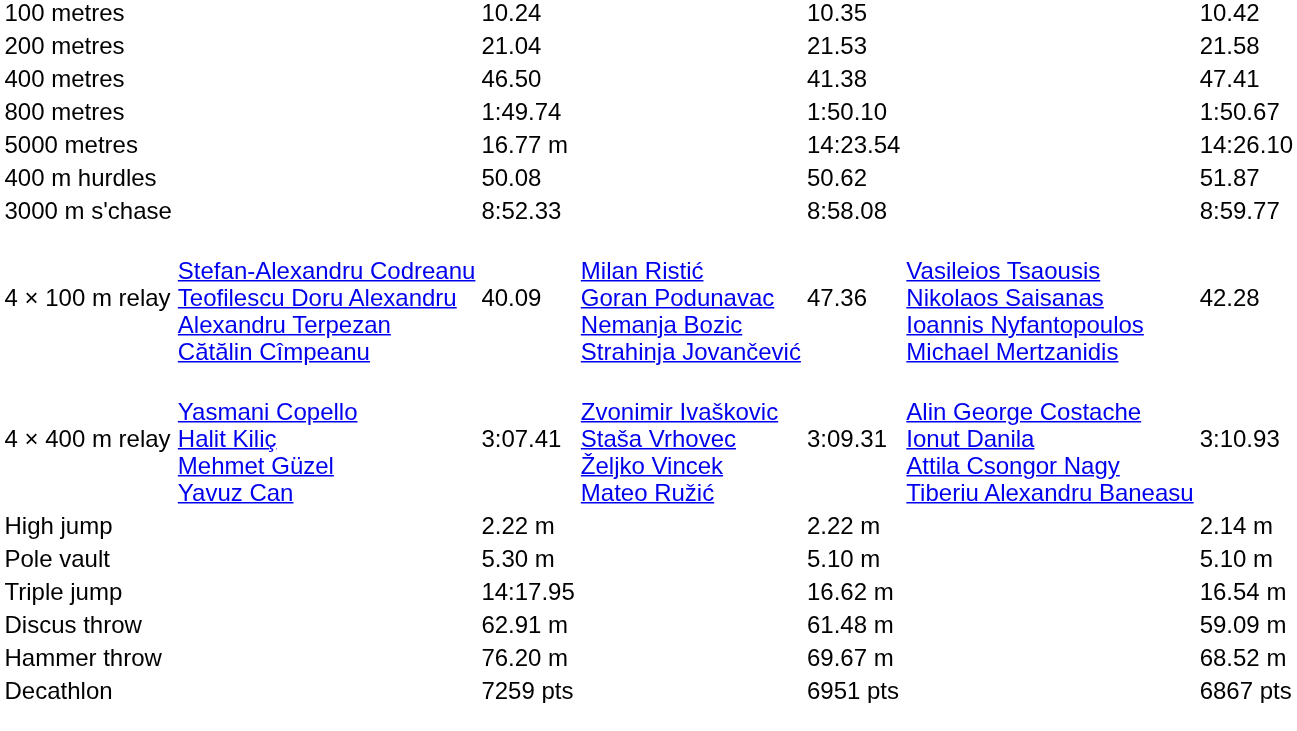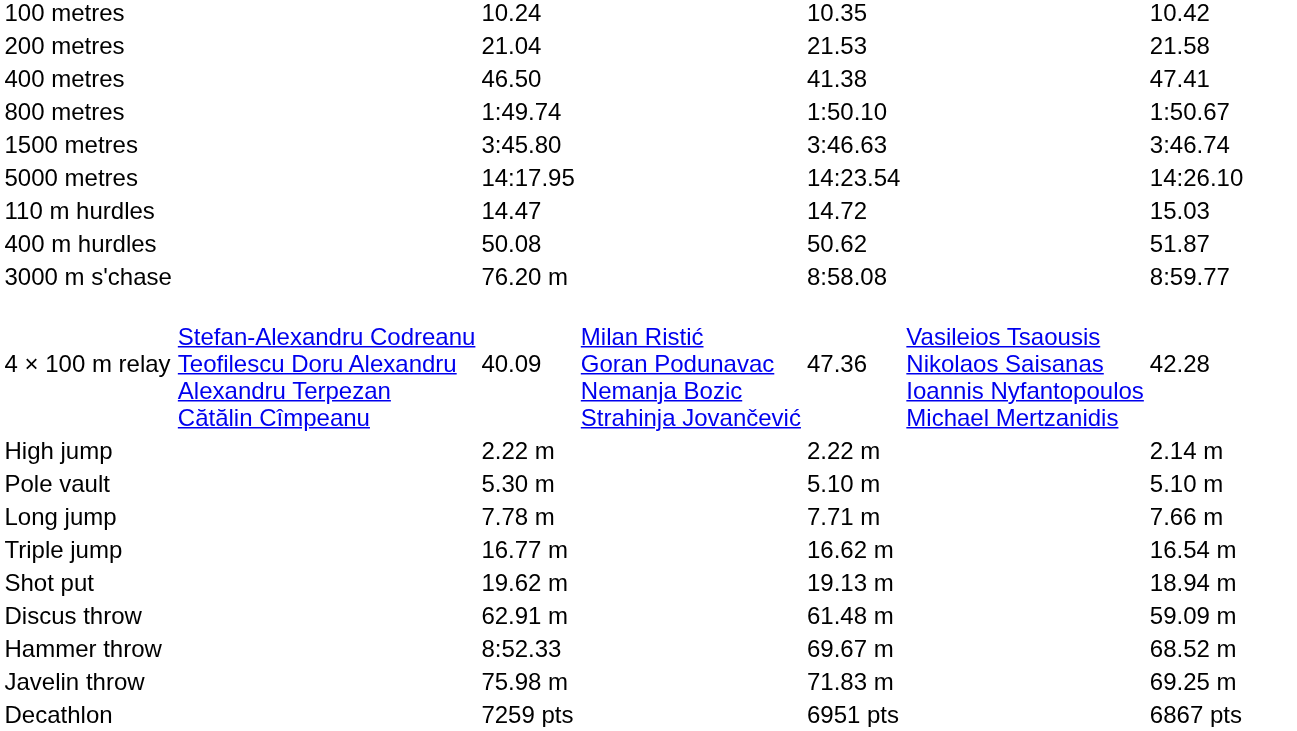+ row: (71, 144)
(525, 144) 16.77 m -> (528, 177) 14:17.95
+ row: (80, 210)
(521, 210) 8:52.33 -> (525, 276) 76.20 m
- row: (88, 438)
+ row: (61, 516)
(528, 591) 14:17.95 -> (525, 549) 16.77 m
+ row: (49, 582)
(525, 657) 76.20 m -> (521, 648) 8:52.33
+ row: (75, 681)
